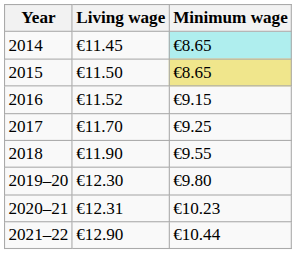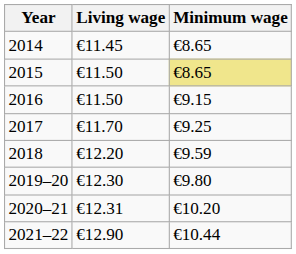(192, 45) paleturquoise background -> (192, 45) no background
(100, 99) €11.52 -> (100, 99) €11.50
(100, 153) €11.90 -> (100, 153) €12.20
(192, 153) €9.55 -> (192, 153) €9.59
(197, 208) €10.23 -> (197, 208) €10.20
